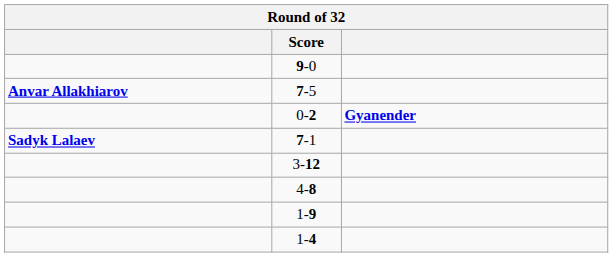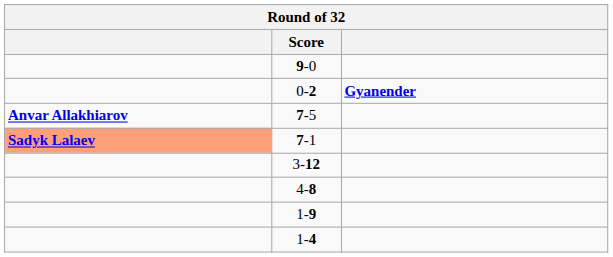rows swapped: (306, 116) <-> (306, 91)
(51, 140) no background -> (51, 140) lightsalmon background
